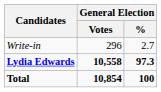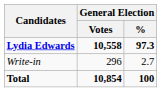rows swapped: (41, 62) <-> (24, 45)
